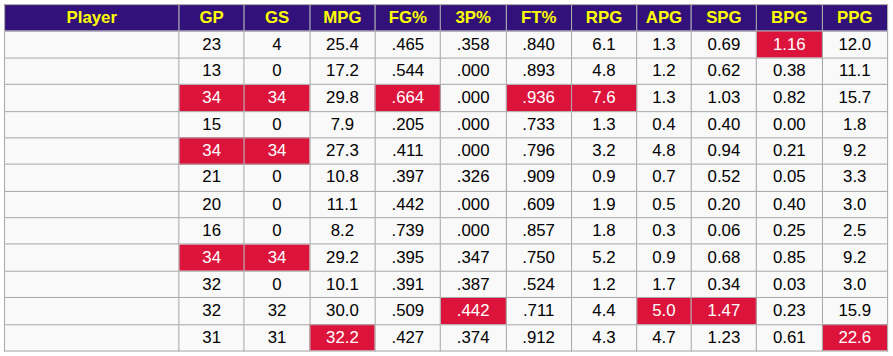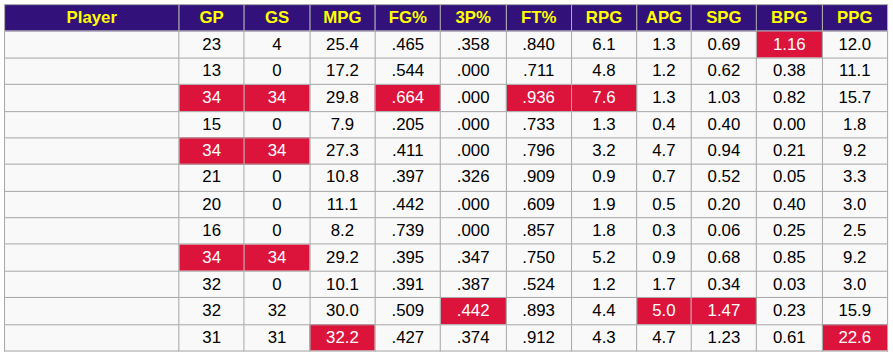(539, 71) .893 -> (539, 71) .711
(664, 151) 4.8 -> (664, 151) 4.7
(539, 310) .711 -> (539, 310) .893
